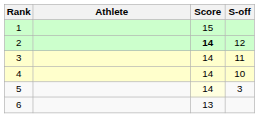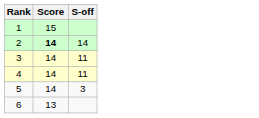- column: (112, 12)
(240, 43) 12 -> (83, 43) 14
(240, 74) 10 -> (83, 74) 11
(208, 89) lightyellow background -> (51, 89) no background
